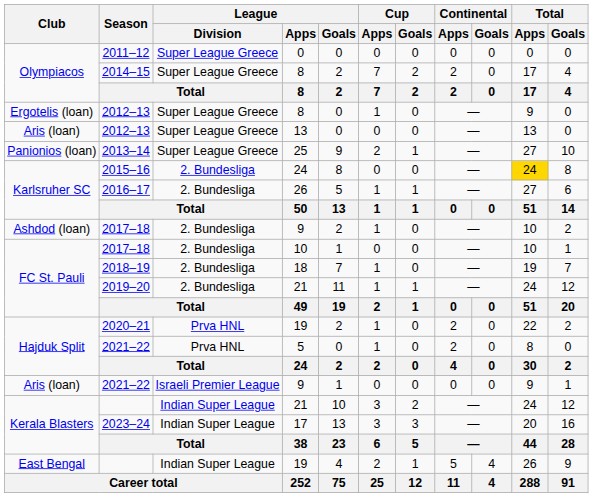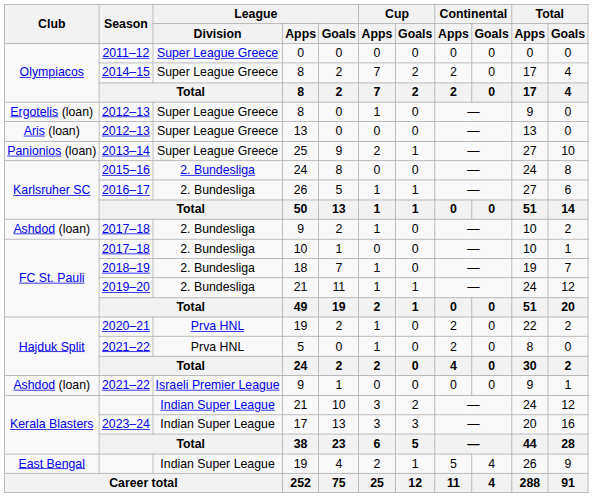(530, 170) gold background -> (530, 170) no background
(52, 385) Aris (loan) -> (52, 385) Ashdod (loan)
